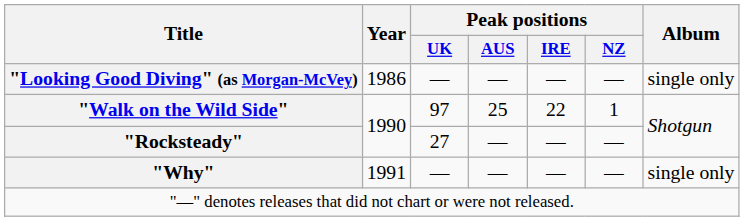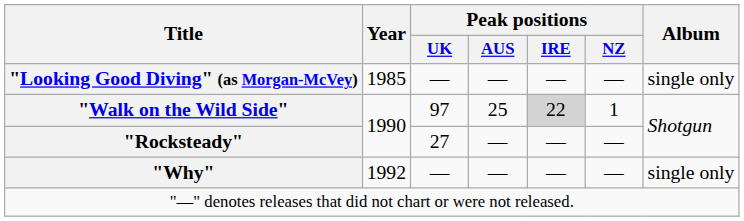(386, 78) 1986 -> (386, 78) 1985
(556, 110) no background -> (556, 110) lightgrey background
(386, 172) 1991 -> (386, 172) 1992
